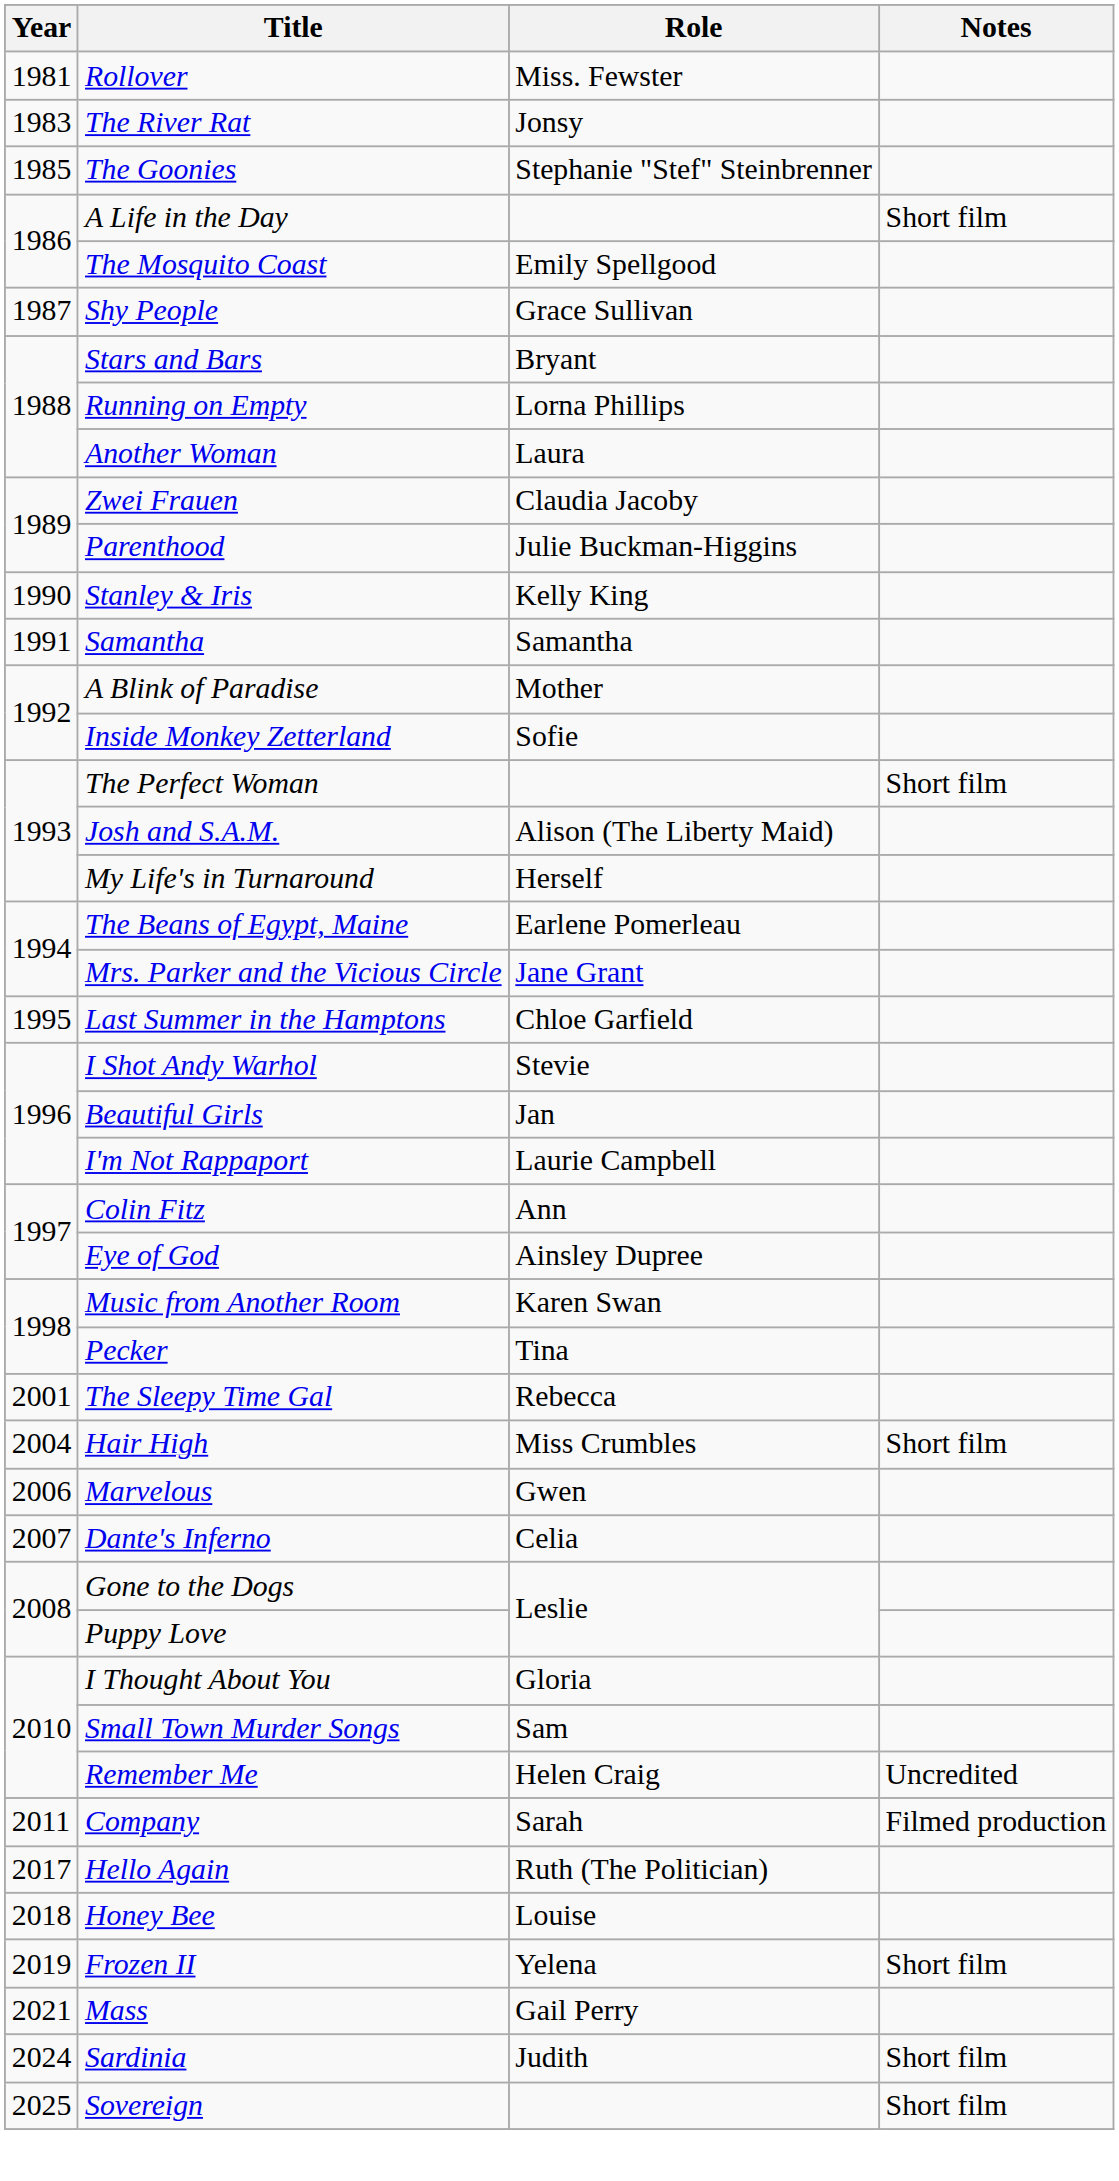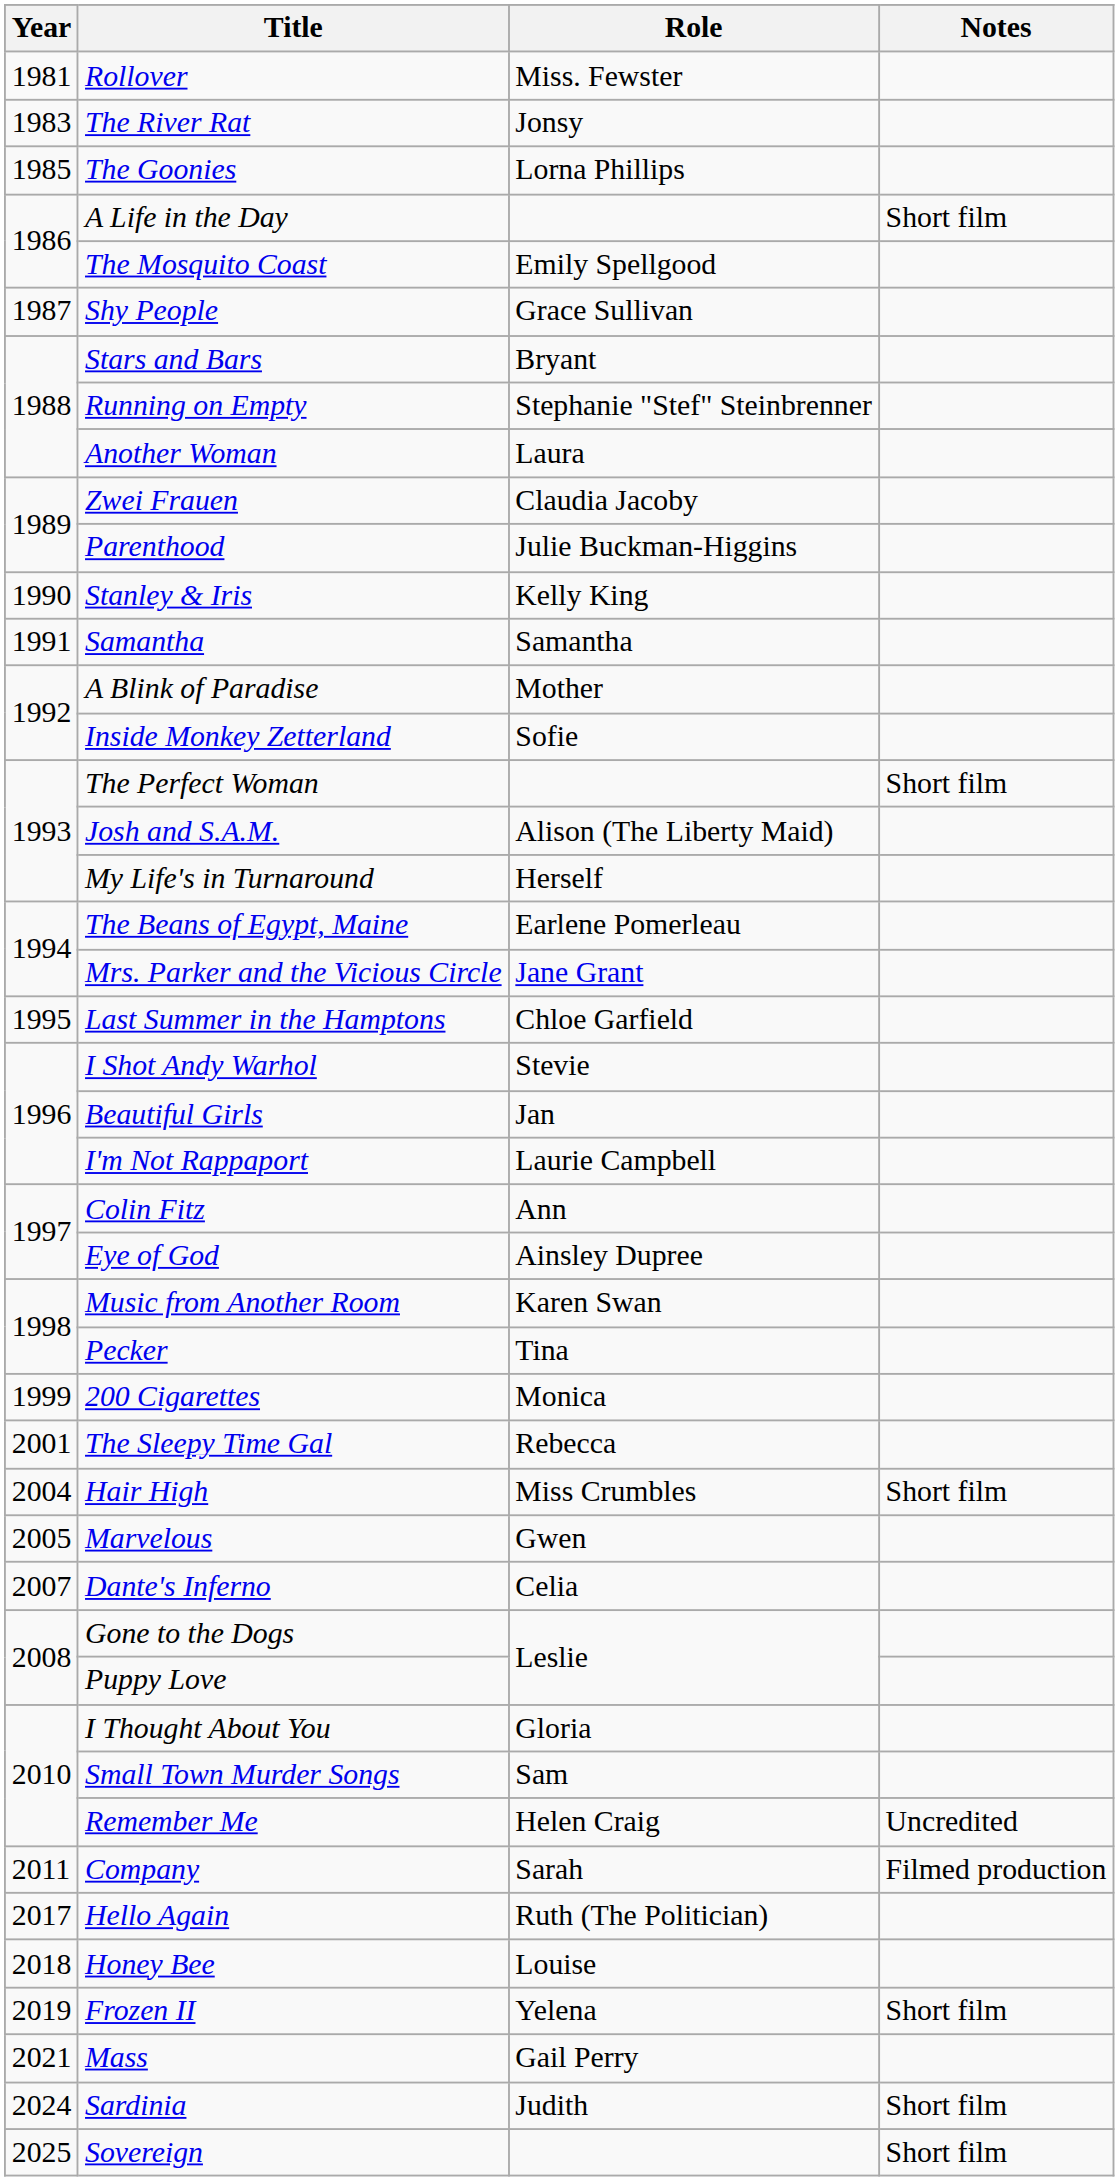(694, 169) Stephanie "Stef" Steinbrenner -> (600, 169) Lorna Phillips
(600, 405) Lorna Phillips -> (694, 405) Stephanie "Stef" Steinbrenner
+ row: (173, 1396)
(42, 1491) 2006 -> (42, 1538) 2005
